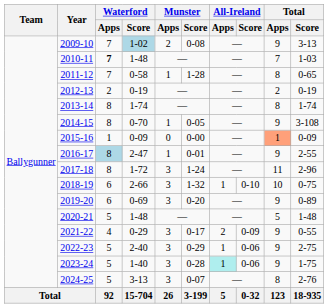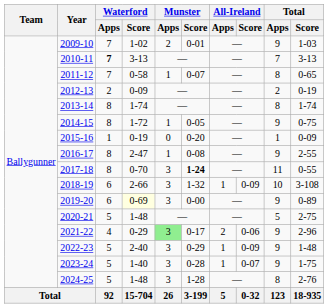(139, 43) lightblue background -> (139, 43) no background
(196, 43) 0-08 -> (196, 43) 0-01
(307, 43) 3-13 -> (307, 43) 1-03
(139, 59) 1-48 -> (139, 59) 3-13
(307, 59) 1-03 -> (307, 59) 3-13
(196, 75) 1-28 -> (196, 75) 0-07
(139, 91) 0-19 -> (139, 91) 0-09
(139, 122) 0-70 -> (139, 122) 1-72
(307, 122) 3-108 -> (307, 122) 0-75
(139, 138) 0-09 -> (139, 138) 0-19
(196, 138) 0-00 -> (196, 138) 0-20
(278, 138) lightsalmon background -> (278, 138) no background
(109, 153) lightblue background -> (109, 153) no background
(196, 153) 0-01 -> (196, 153) 0-08
(139, 169) 1-72 -> (139, 169) 0-70
(196, 169) normal -> (196, 169) bold
(307, 169) 2-96 -> (307, 169) 0-55
(250, 185) 0-10 -> (250, 185) 0-09
(307, 185) 0-75 -> (307, 185) 3-108
(139, 201) no background -> (139, 201) lightyellow background
(196, 201) 0-20 -> (196, 201) 0-00
(307, 216) 1-48 -> (307, 216) 2-75
(168, 232) no background -> (168, 232) lightgreen background
(250, 232) 0-09 -> (250, 232) 0-06
(307, 232) 0-55 -> (307, 232) 2-96
(250, 248) 0-06 -> (250, 248) 0-09
(307, 248) 2-75 -> (307, 248) 1-48
(223, 264) paleturquoise background -> (223, 264) no background
(250, 264) 0-06 -> (250, 264) 0-07
(139, 279) 3-13 -> (139, 279) 1-48
(196, 279) 0-07 -> (196, 279) 1-28
